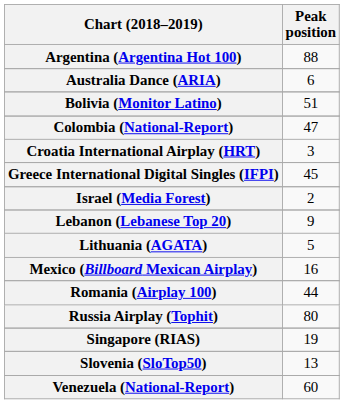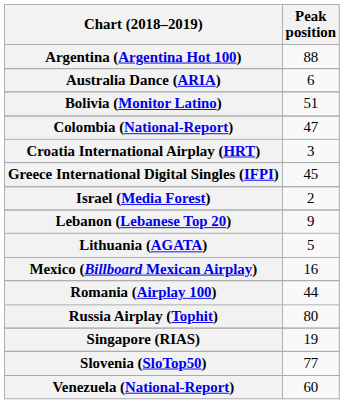(311, 363) 13 -> (311, 363) 77
